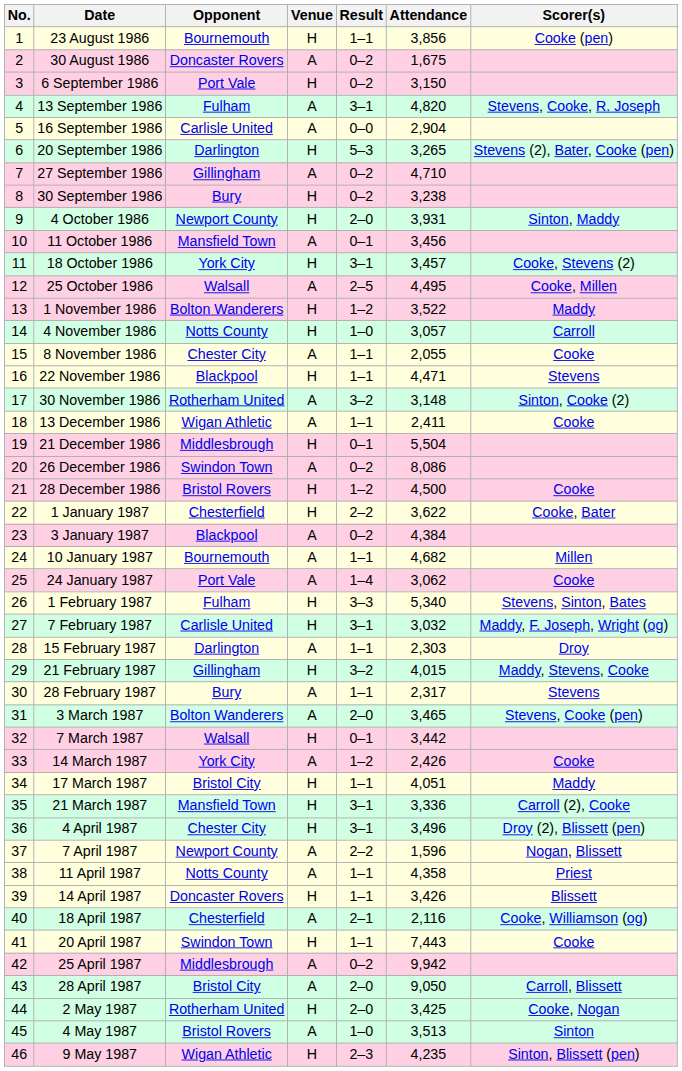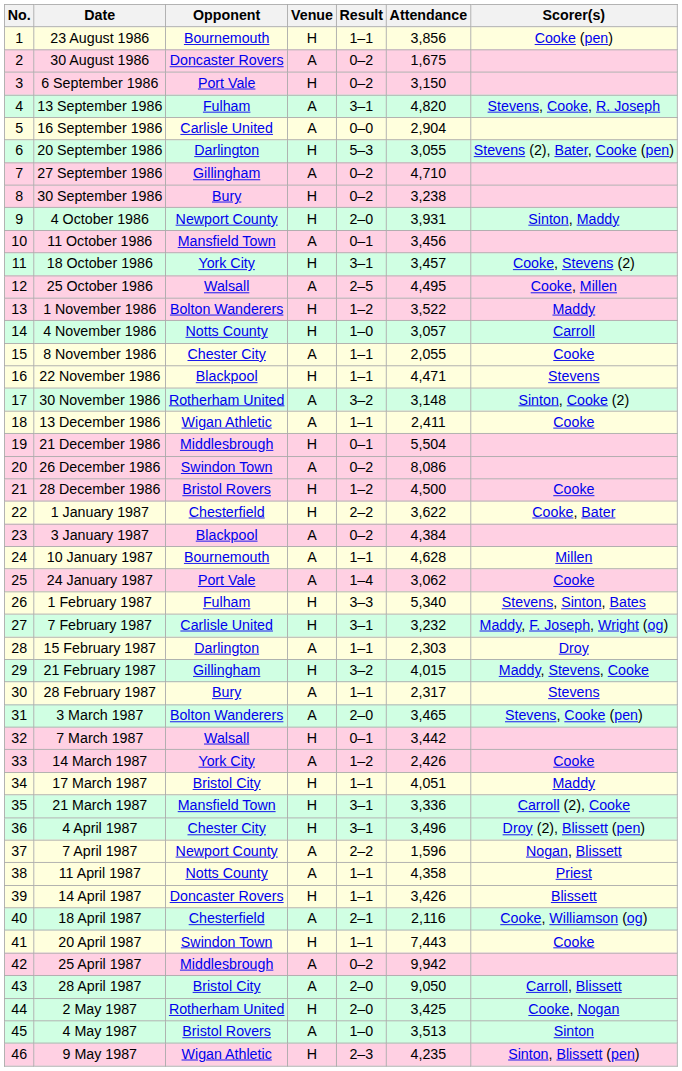(428, 151) 3,265 -> (428, 151) 3,055
(428, 557) 4,682 -> (428, 557) 4,628
(428, 625) 3,032 -> (428, 625) 3,232
